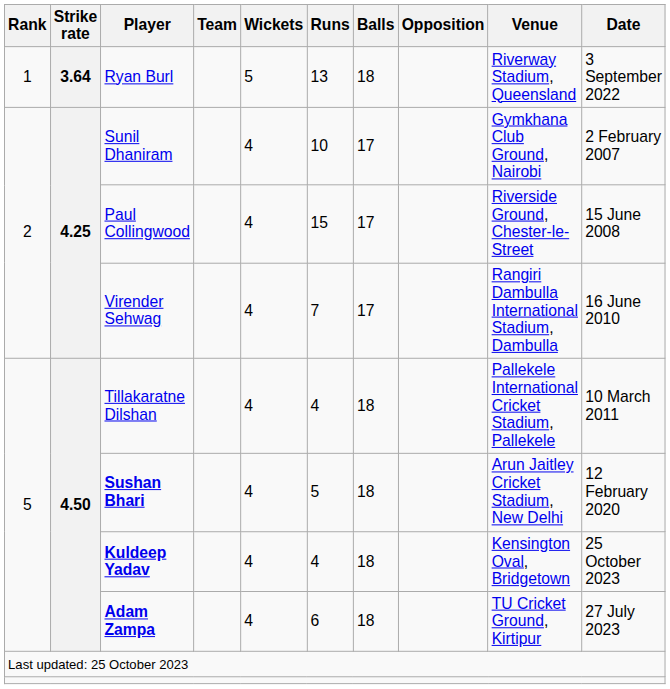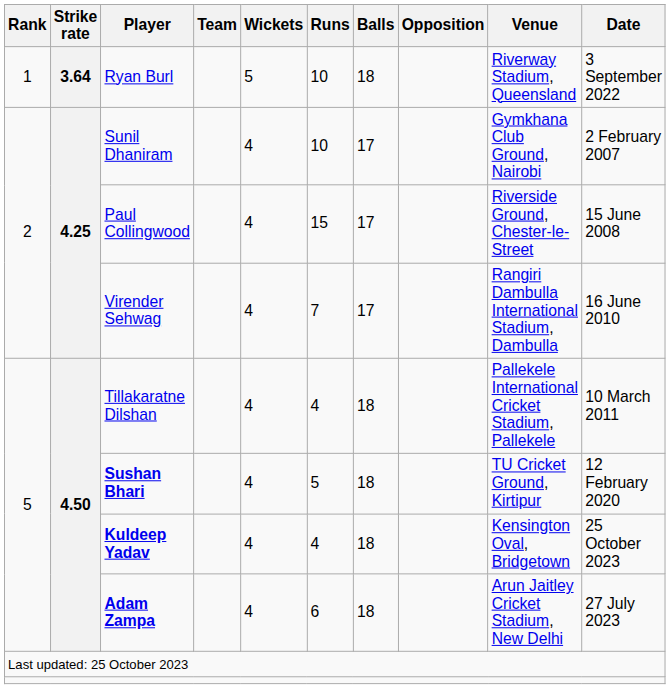(319, 77) 13 -> (319, 77) 10
(533, 492) Arun Jaitley Cricket Stadium, New Delhi -> (529, 483) TU Cricket Ground, Kirtipur
(529, 621) TU Cricket Ground, Kirtipur -> (533, 612) Arun Jaitley Cricket Stadium, New Delhi
